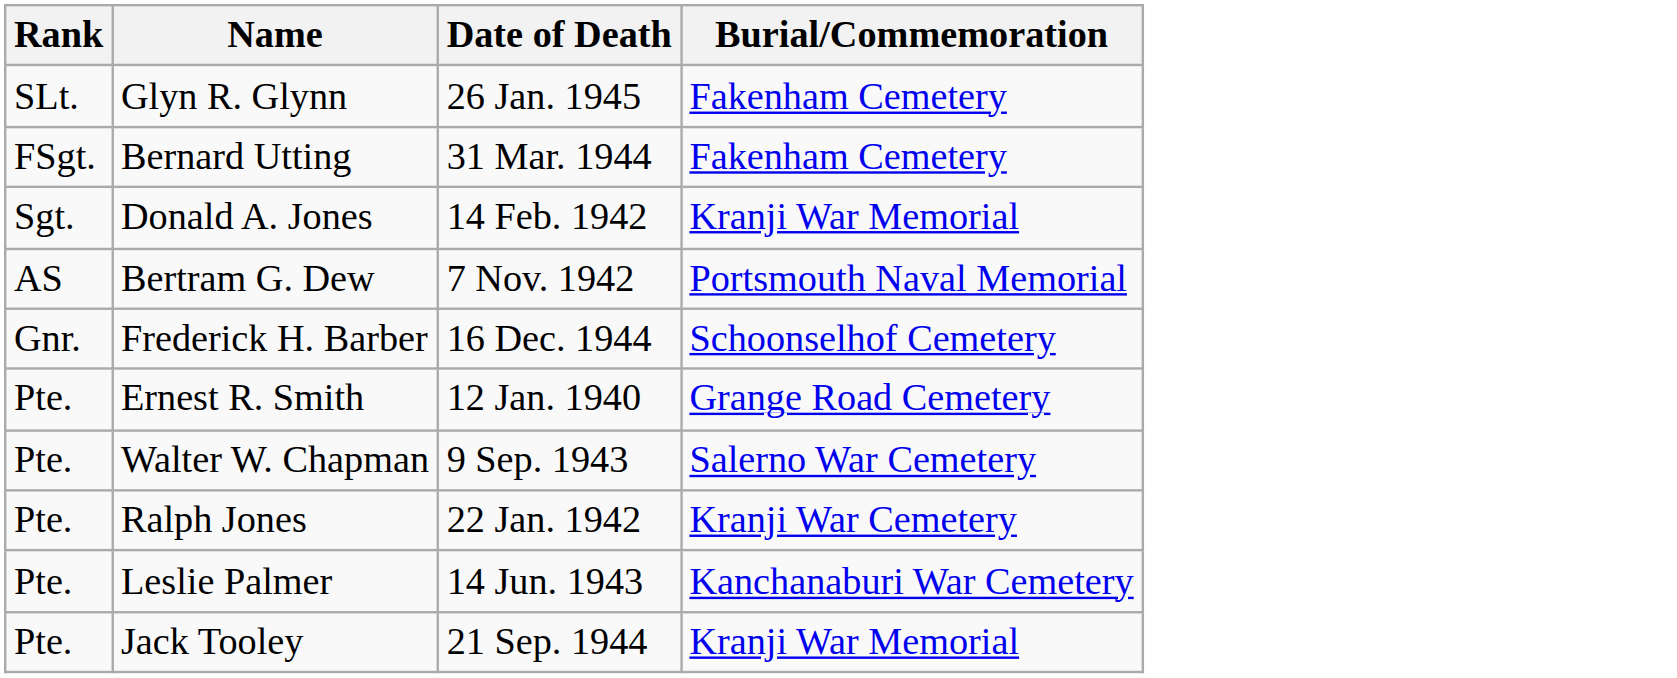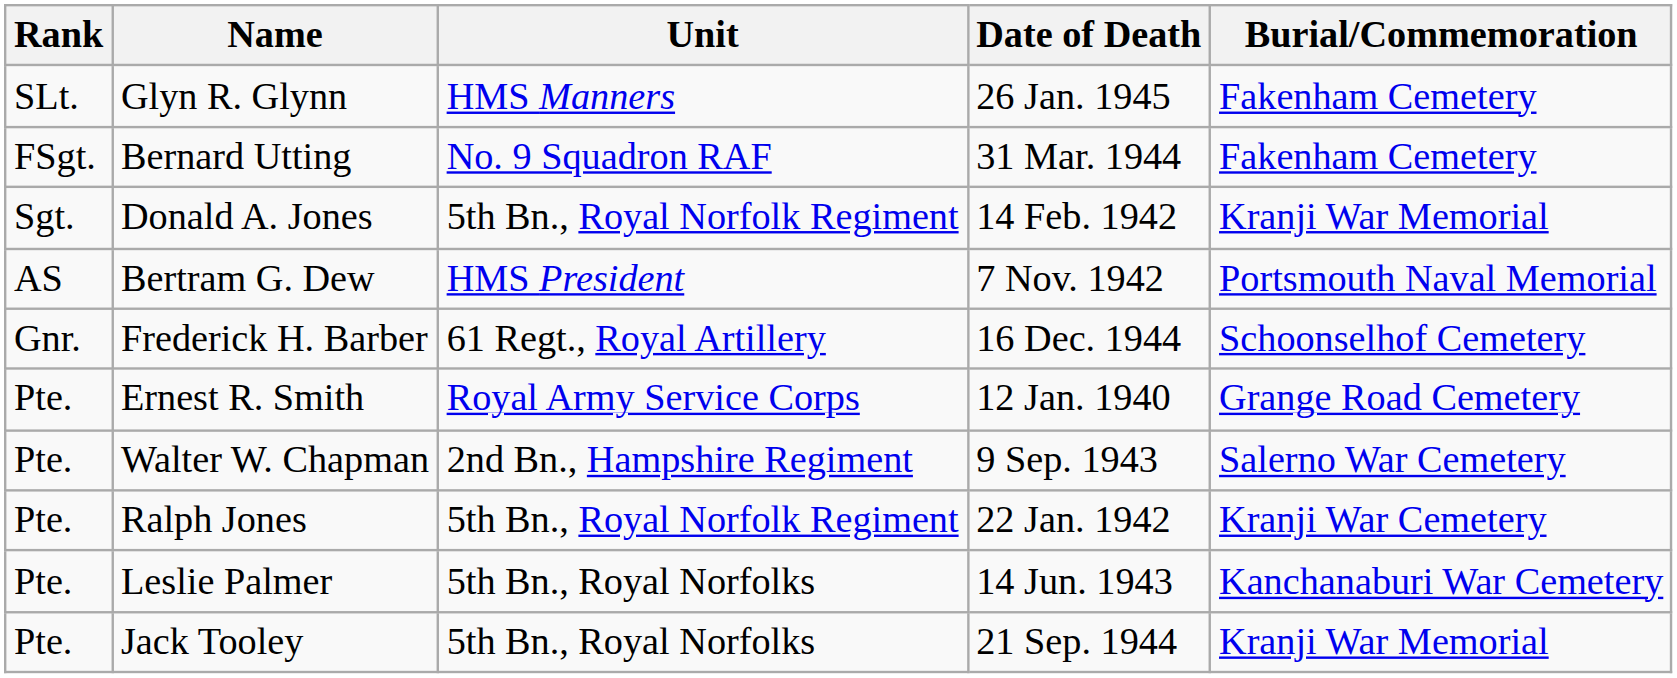+ column: (703, 34)
